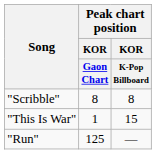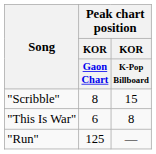(131, 99) 8 -> (131, 99) 15
(95, 119) 1 -> (95, 119) 6
(131, 119) 15 -> (131, 119) 8
